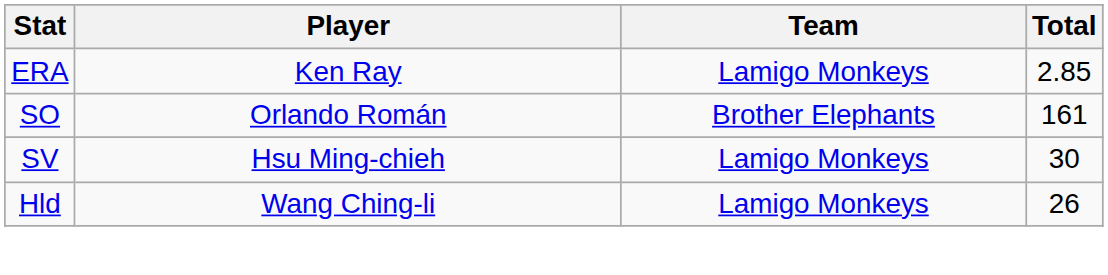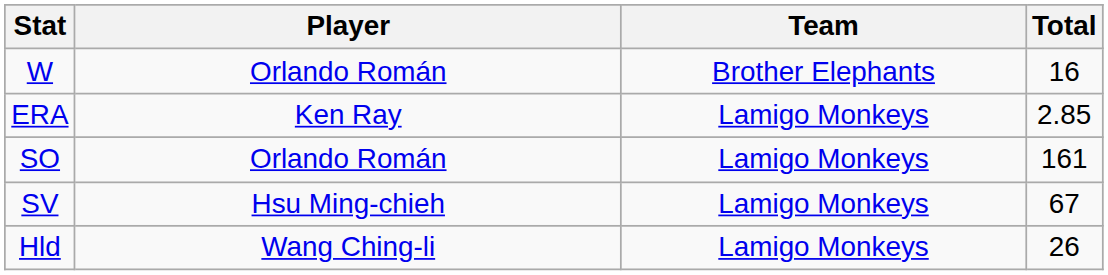+ row: (40, 70)
(824, 114) Brother Elephants -> (824, 159) Lamigo Monkeys
(1064, 159) 30 -> (1064, 203) 67
